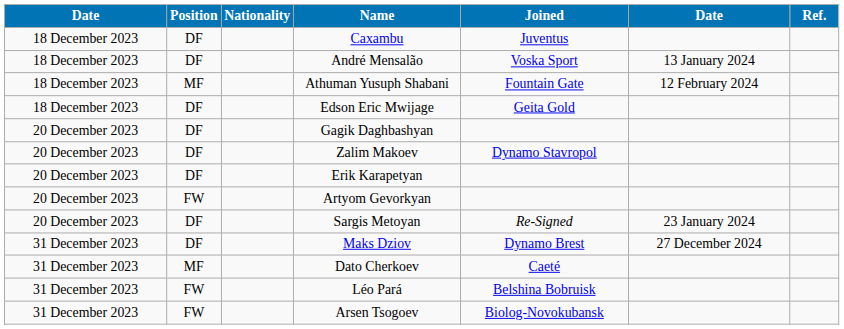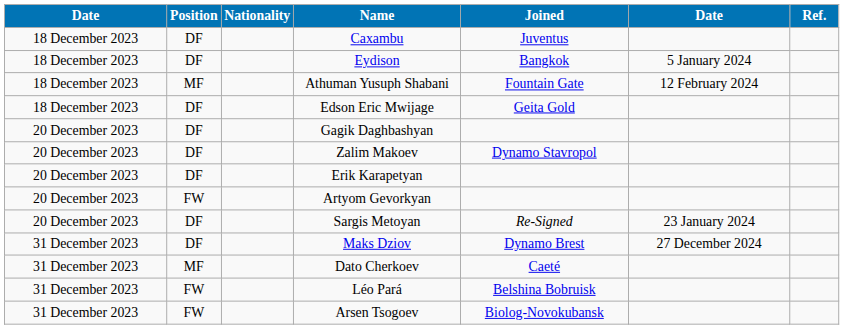- row: (377, 61)
+ row: (377, 61)
